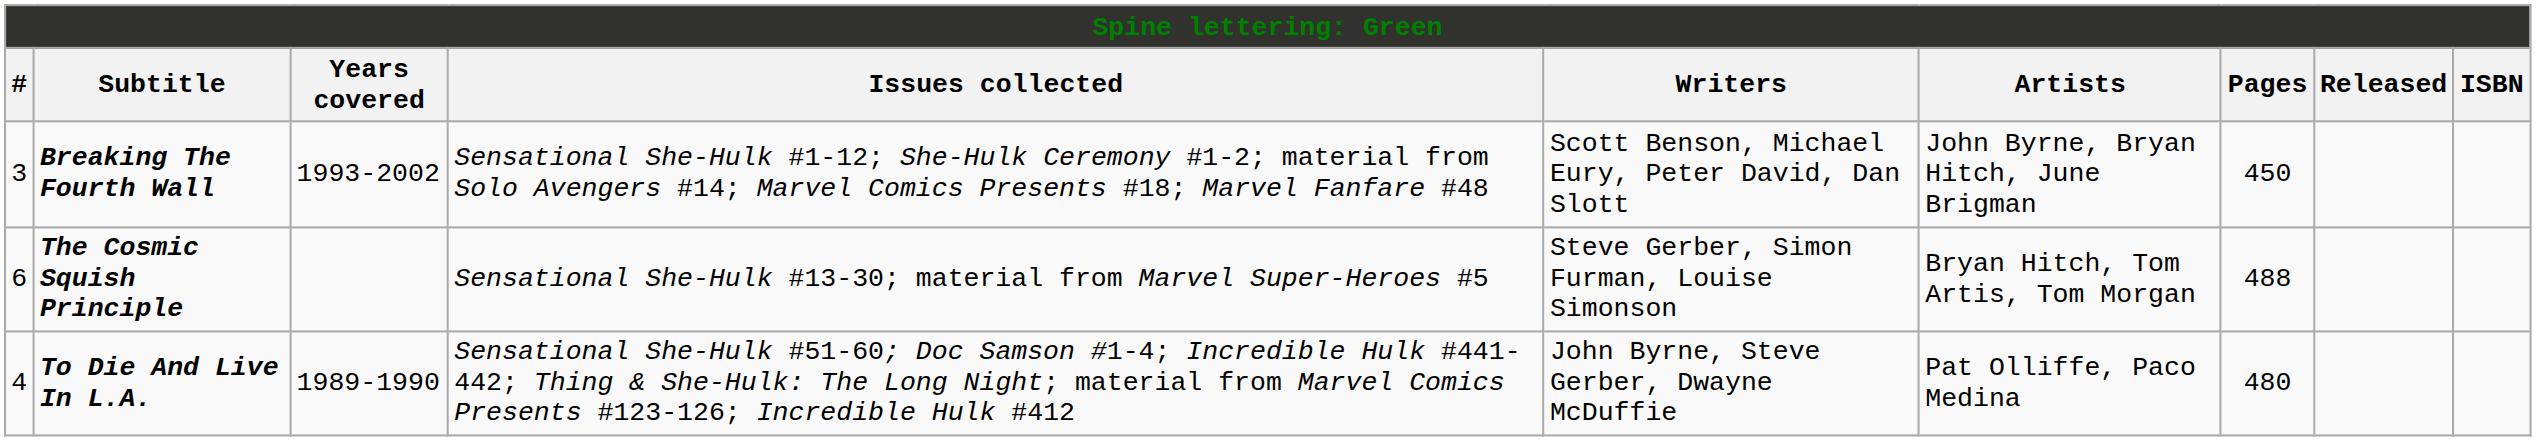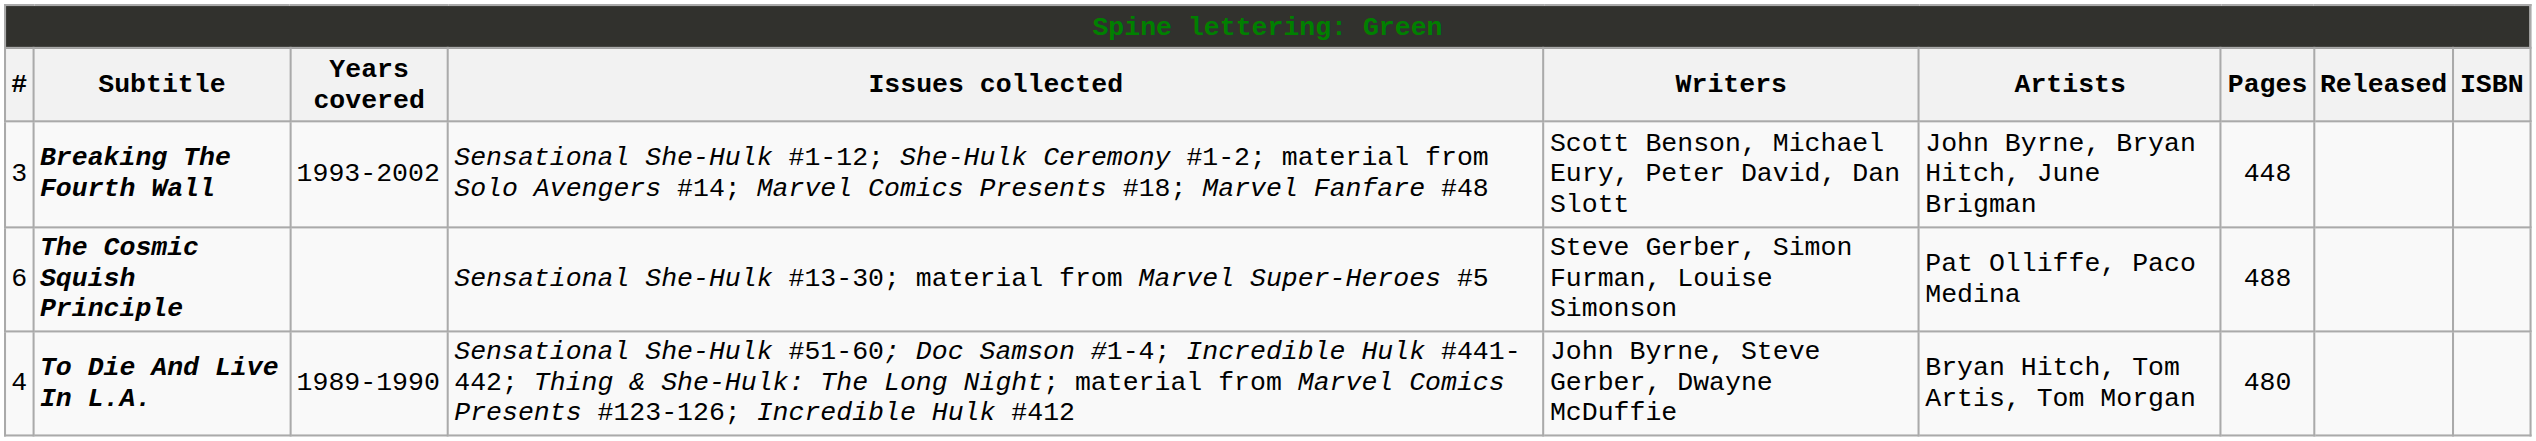(2268, 174) 450 -> (2268, 174) 448
(2061, 279) Bryan Hitch, Tom Artis, Tom Morgan -> (2061, 279) Pat Olliffe, Paco Medina
(2061, 383) Pat Olliffe, Paco Medina -> (2061, 383) Bryan Hitch, Tom Artis, Tom Morgan
